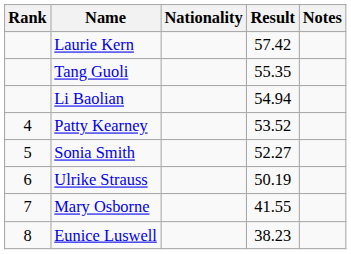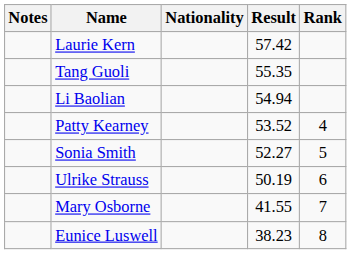columns swapped: (28, 18) <-> (322, 18)
